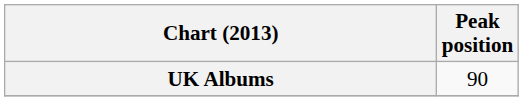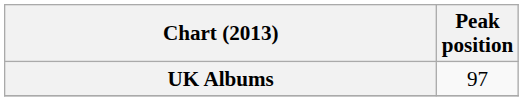(477, 78) 90 -> (477, 78) 97
